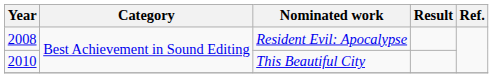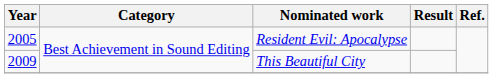(22, 38) 2008 -> (22, 38) 2005
(22, 61) 2010 -> (22, 61) 2009
